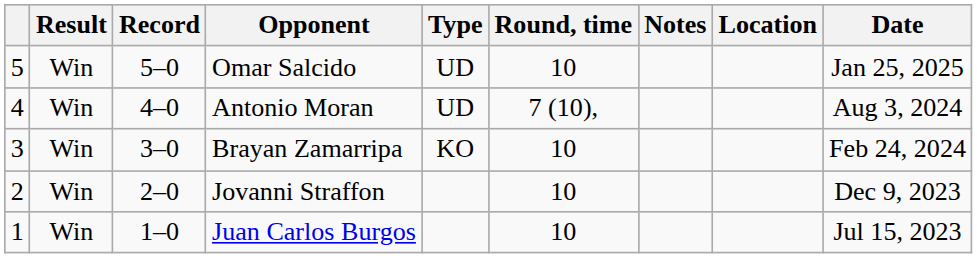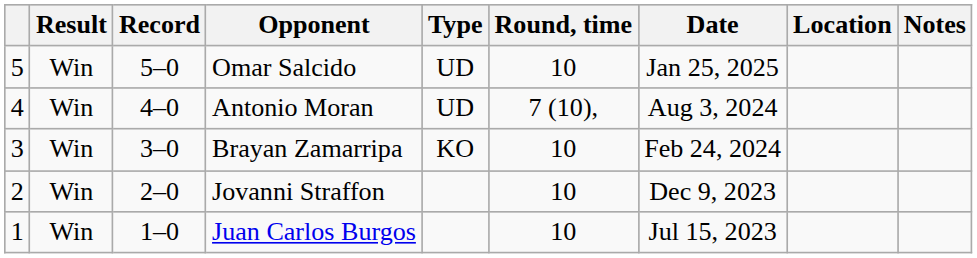columns swapped: (898, 25) <-> (675, 25)
